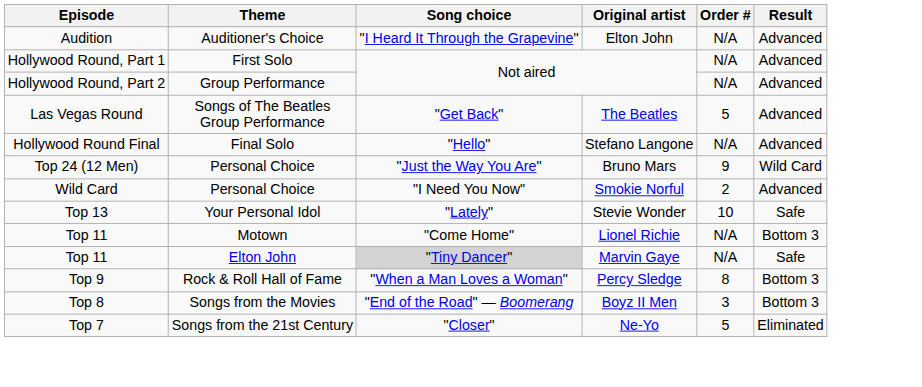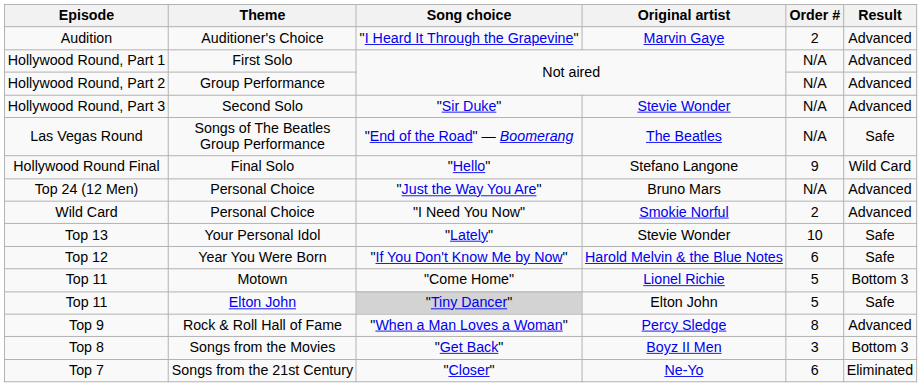(639, 38) Elton John -> (684, 38) Marvin Gaye
(725, 38) N/A -> (815, 38) 2
+ row: (86, 106)
(469, 114) "Get Back" -> (469, 136) "End of the Road" — Boomerang
(725, 114) 5 -> (815, 136) N/A
(791, 114) Advanced -> (880, 136) Safe
(725, 144) N/A -> (815, 167) 9
(791, 144) Advanced -> (880, 167) Wild Card
(725, 167) 9 -> (815, 189) N/A
(791, 167) Wild Card -> (880, 189) Advanced
+ row: (86, 257)
(725, 235) N/A -> (815, 280) 5
(639, 257) Marvin Gaye -> (684, 302) Elton John
(725, 257) N/A -> (815, 302) 5
(791, 280) Bottom 3 -> (880, 325) Advanced
(469, 302) "End of the Road" — Boomerang -> (469, 347) "Get Back"
(725, 325) 5 -> (815, 370) 6
